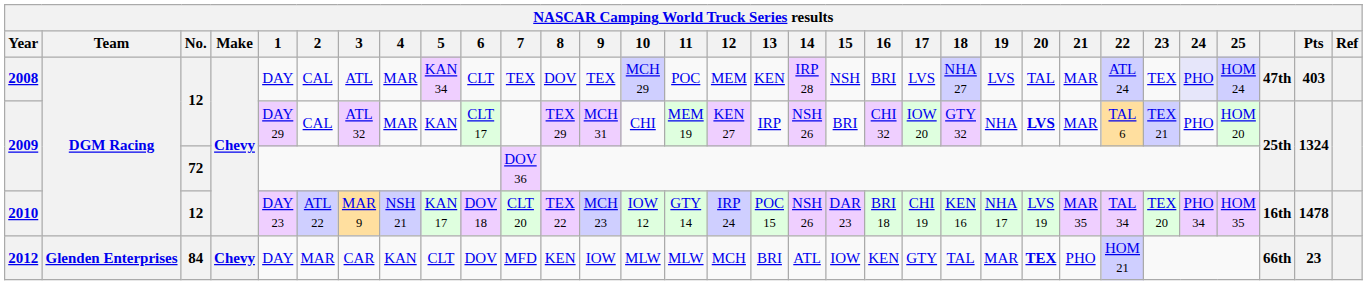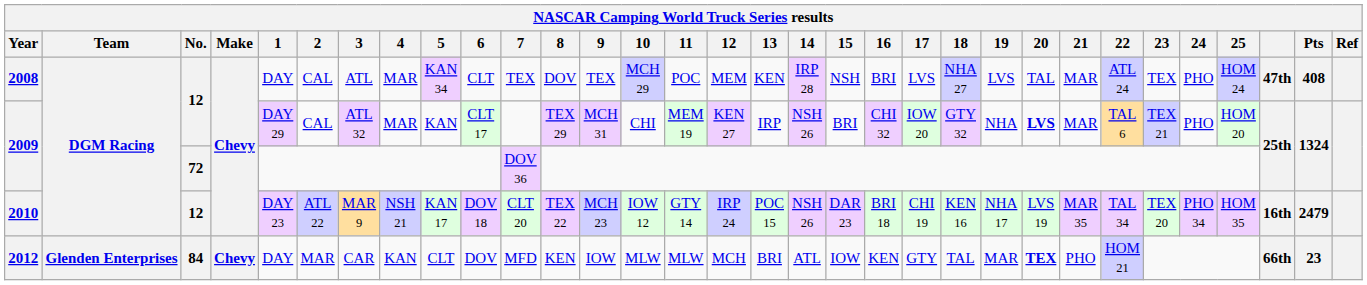(1199, 78) lavender background -> (1199, 78) no background
(1314, 78) 403 -> (1314, 78) 408
(1314, 212) 1478 -> (1314, 212) 2479
